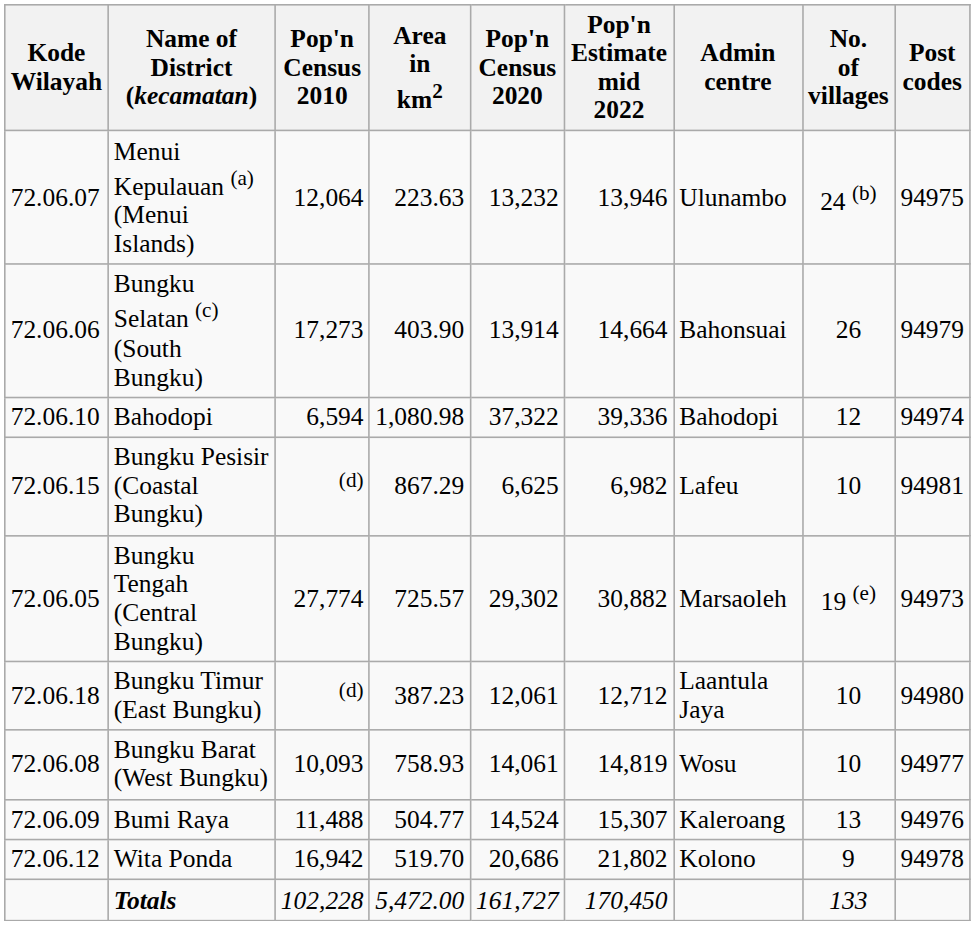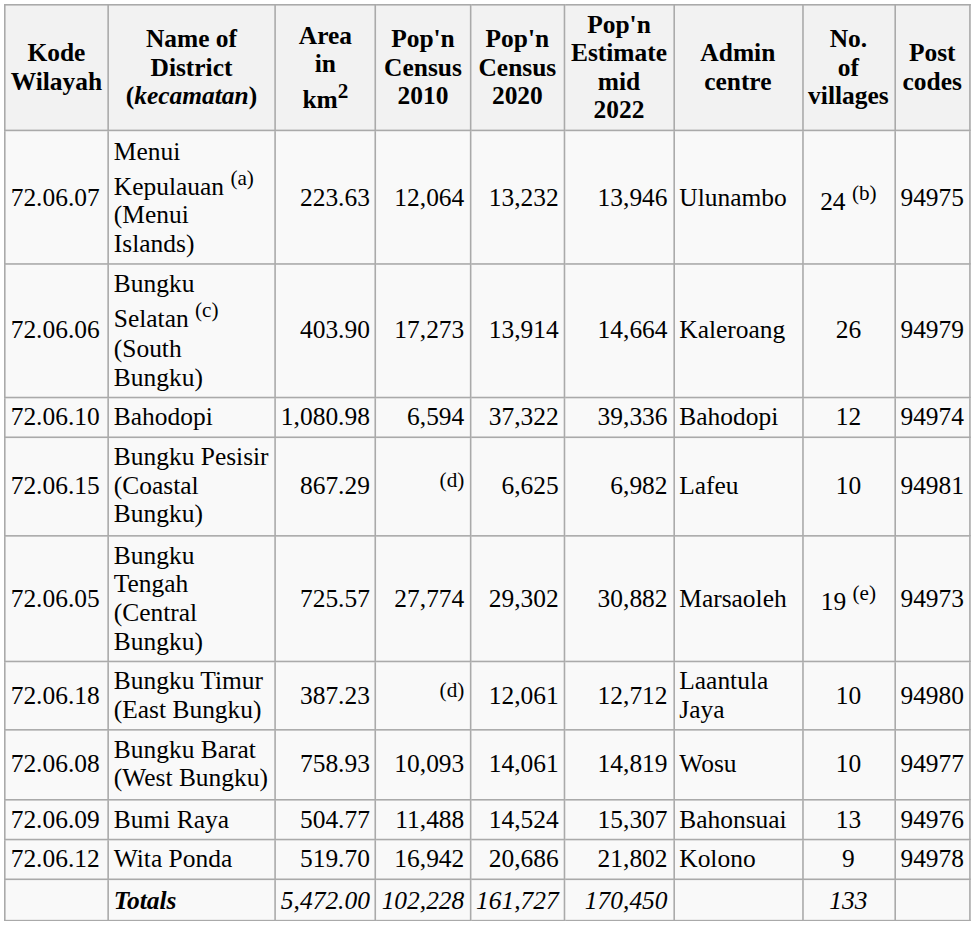columns swapped: (420, 67) <-> (322, 67)
(733, 330) Bahonsuai -> (732, 330) Kaleroang
(732, 819) Kaleroang -> (733, 819) Bahonsuai
